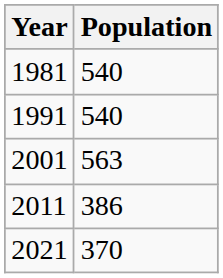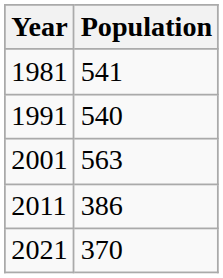(102, 71) 540 -> (102, 71) 541
